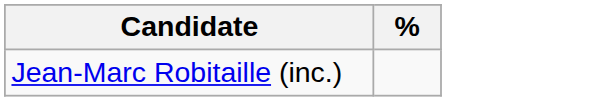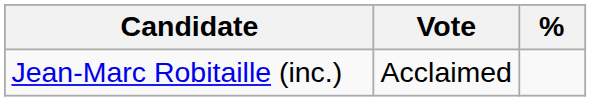+ column: (446, 27)
